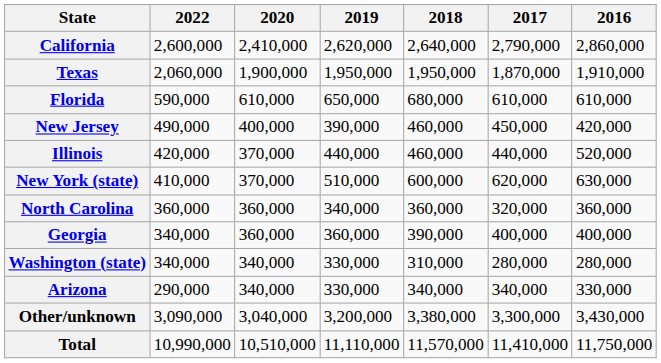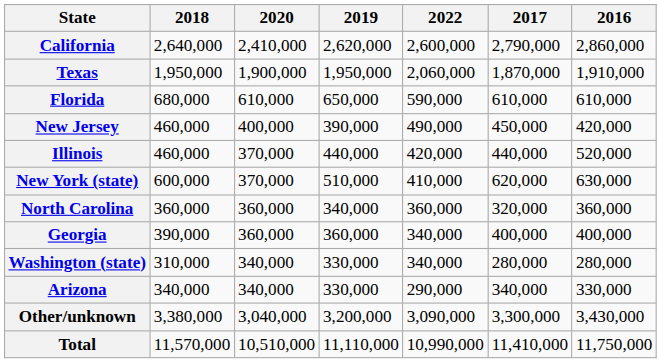columns swapped: (192, 18) <-> (446, 18)
